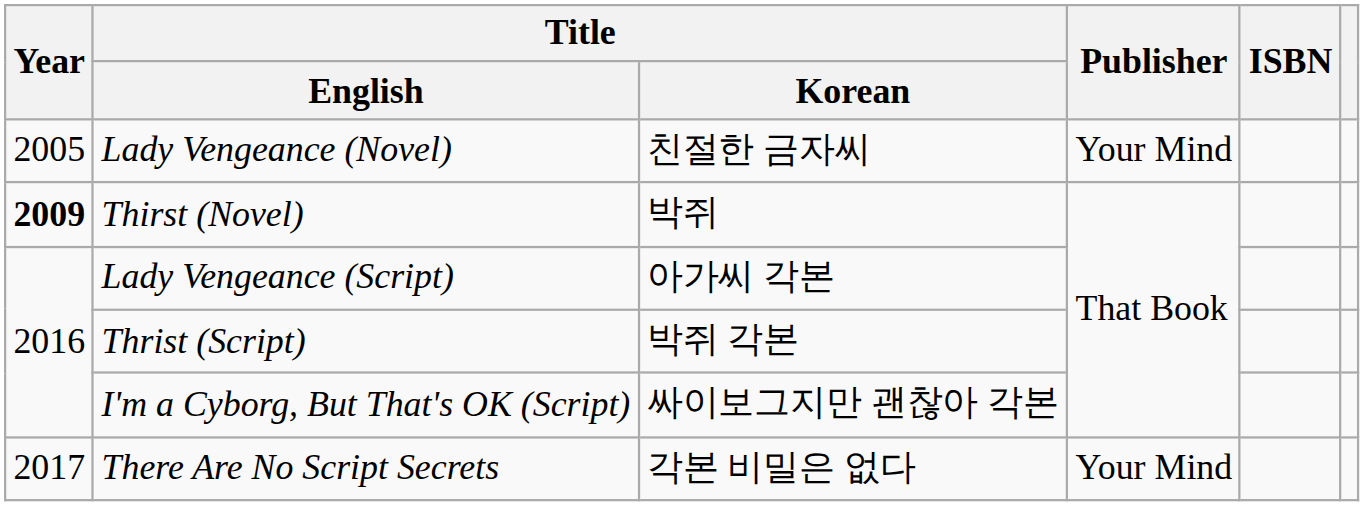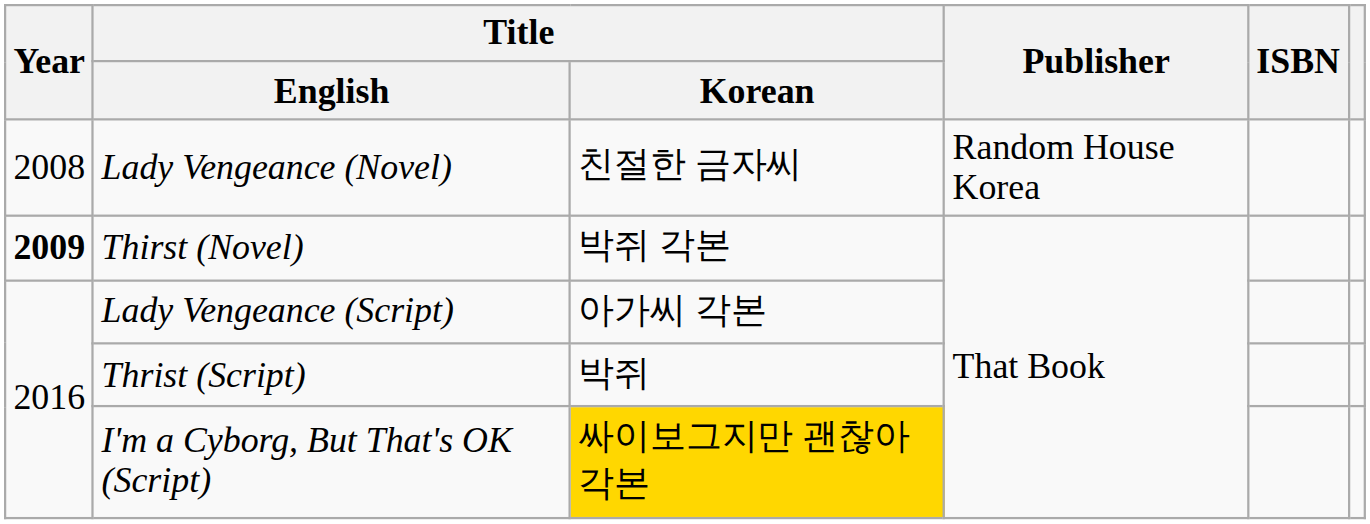(49, 149) 2005 -> (49, 166) 2008
(1154, 149) Your Mind -> (1064, 166) Random House Korea
(683, 212) 박쥐 -> (654, 246) 박쥐 각본
(723, 339) 박쥐 각본 -> (614, 373) 박쥐
(853, 403) no background -> (744, 460) gold background
- row: (300, 467)
